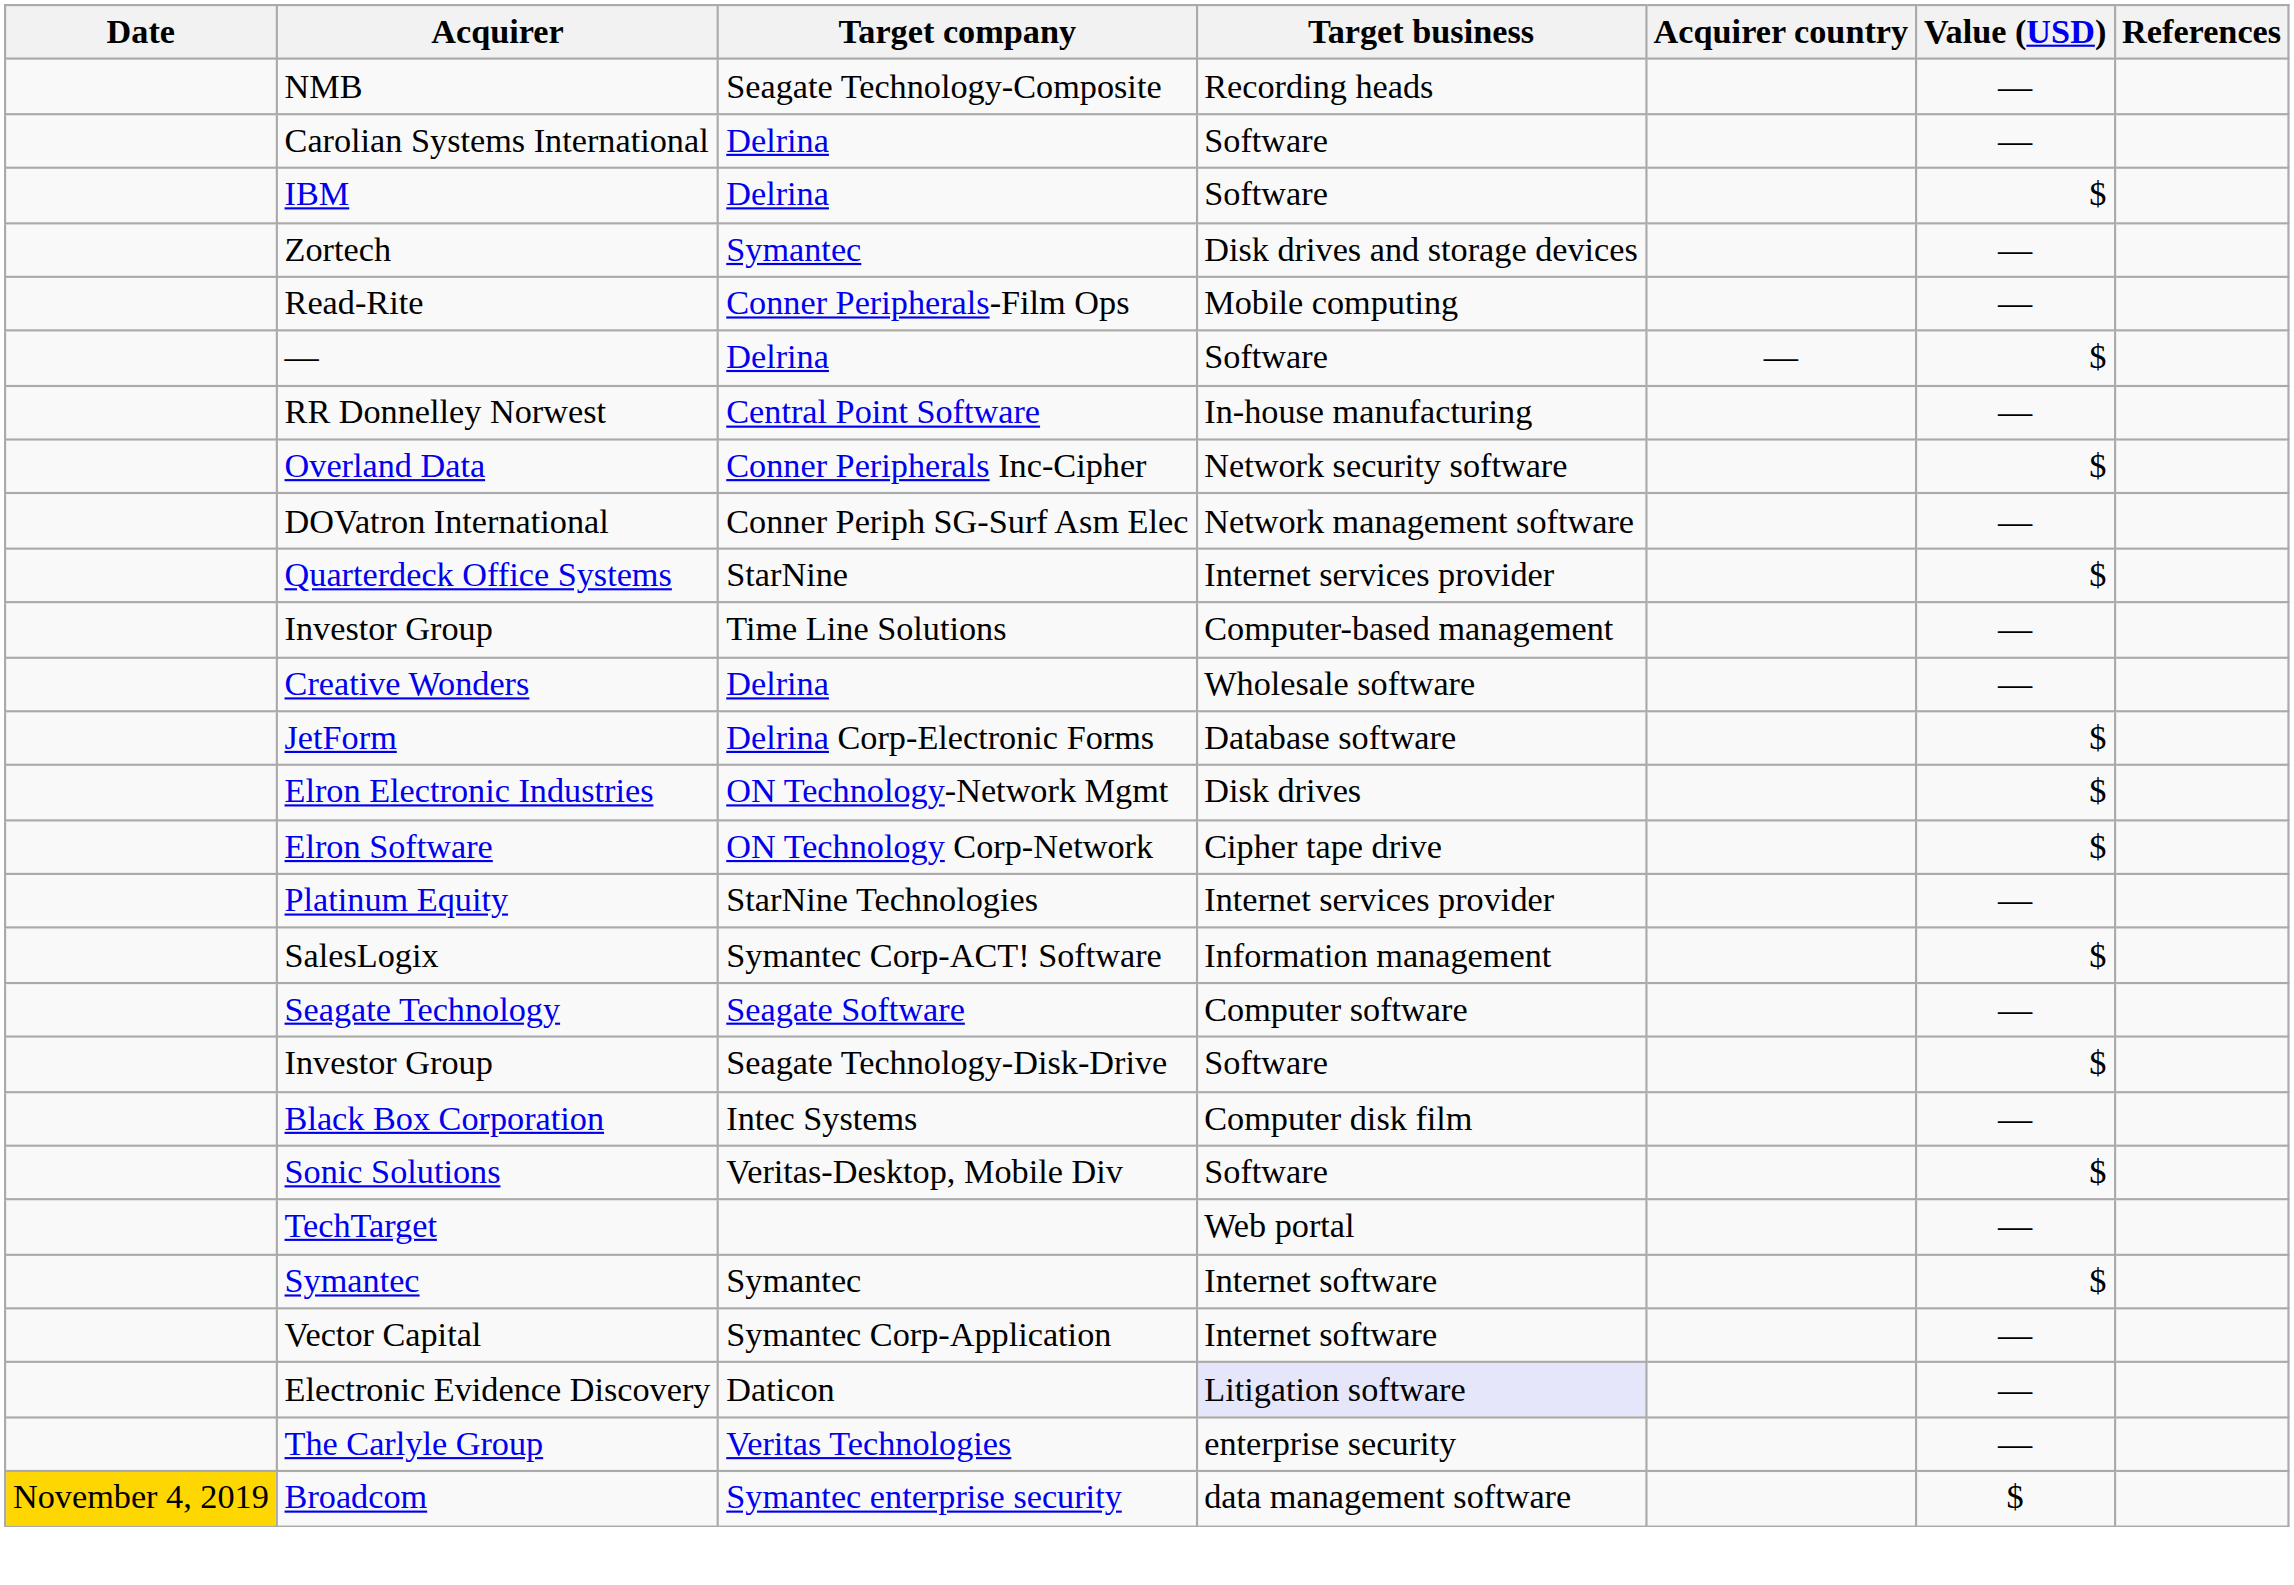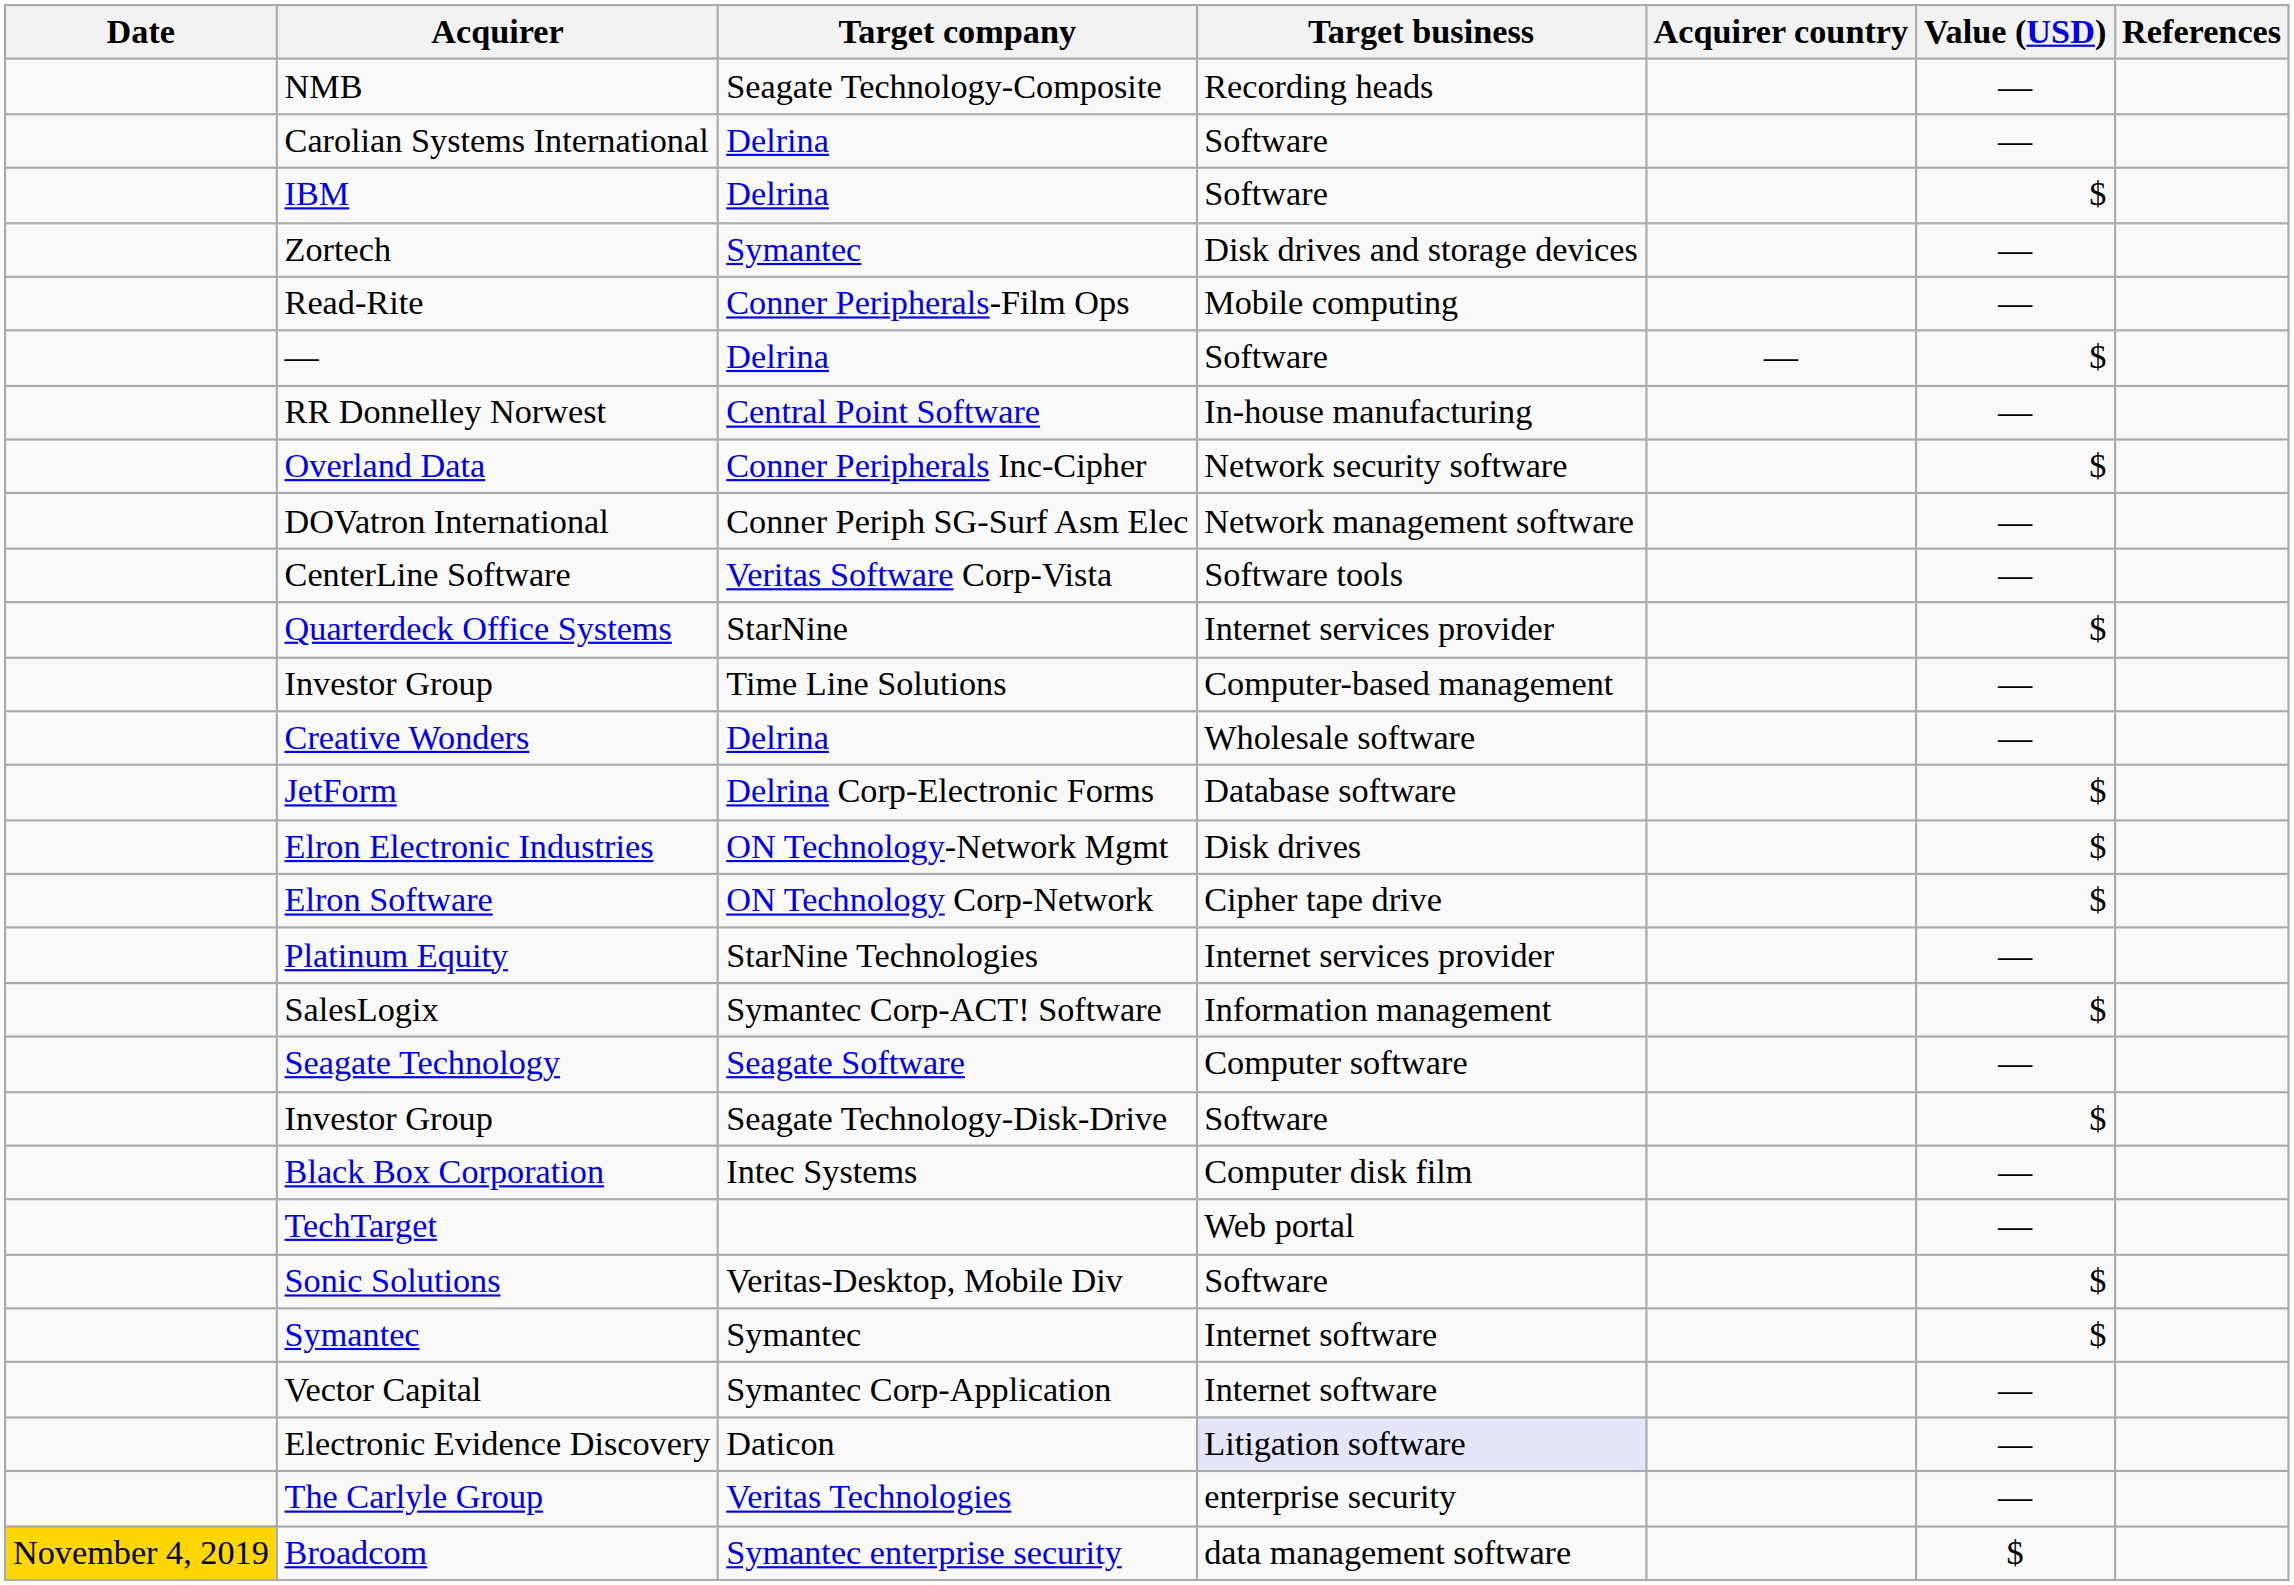+ row: (428, 574)
rows swapped: (393, 1172) <-> (361, 1226)
